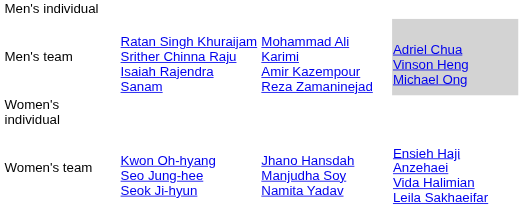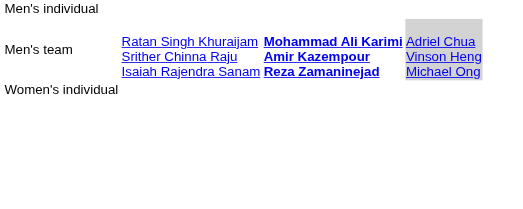(317, 64) normal -> (333, 57) bold
- row: (48, 168)
